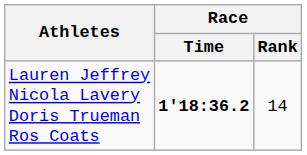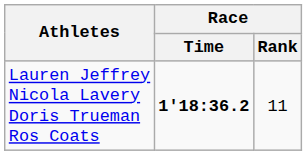(278, 105) 14 -> (278, 105) 11
